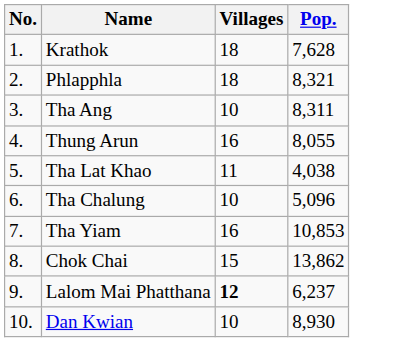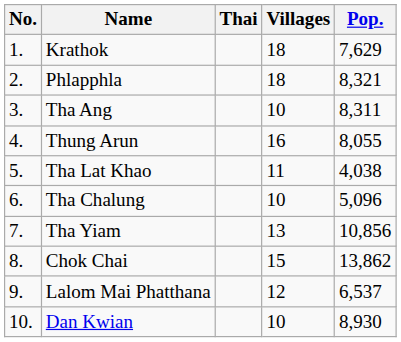+ column: (239, 19)
(314, 49) 7,628 -> (360, 49) 7,629
(229, 230) 16 -> (276, 230) 13
(318, 230) 10,853 -> (365, 230) 10,856
(229, 291) bold -> (276, 291) normal
(314, 291) 6,237 -> (360, 291) 6,537
